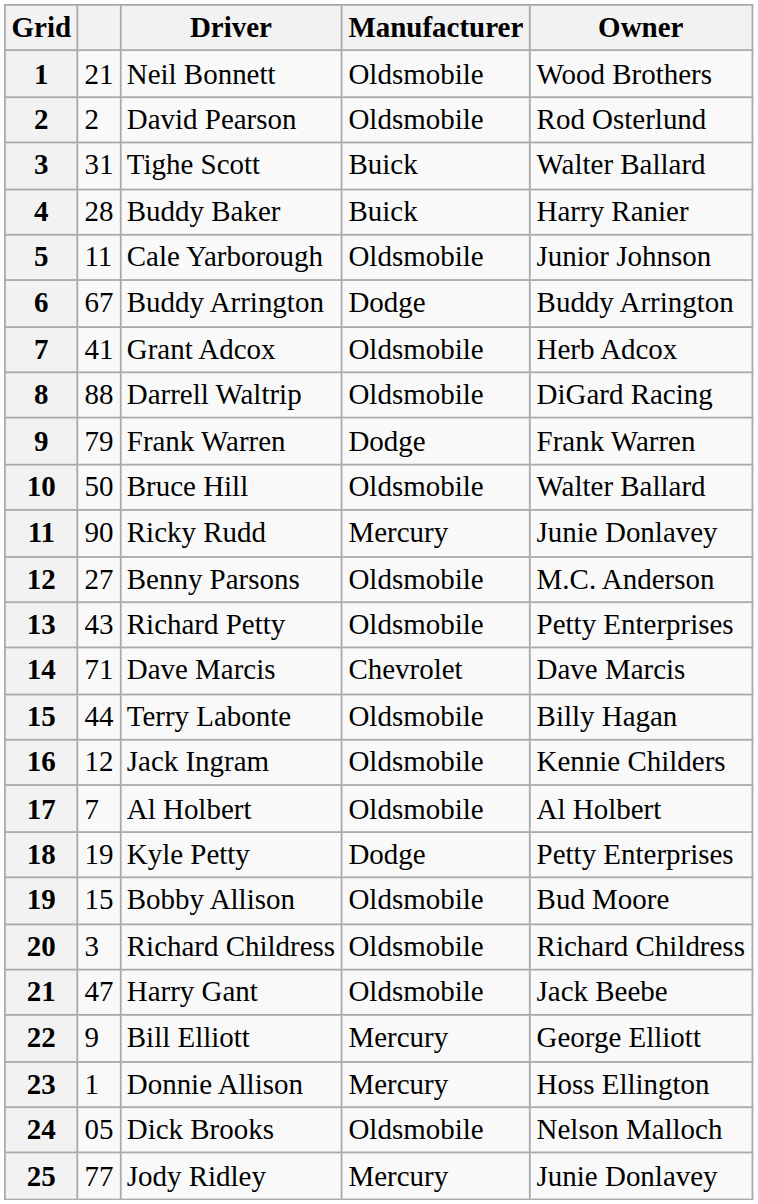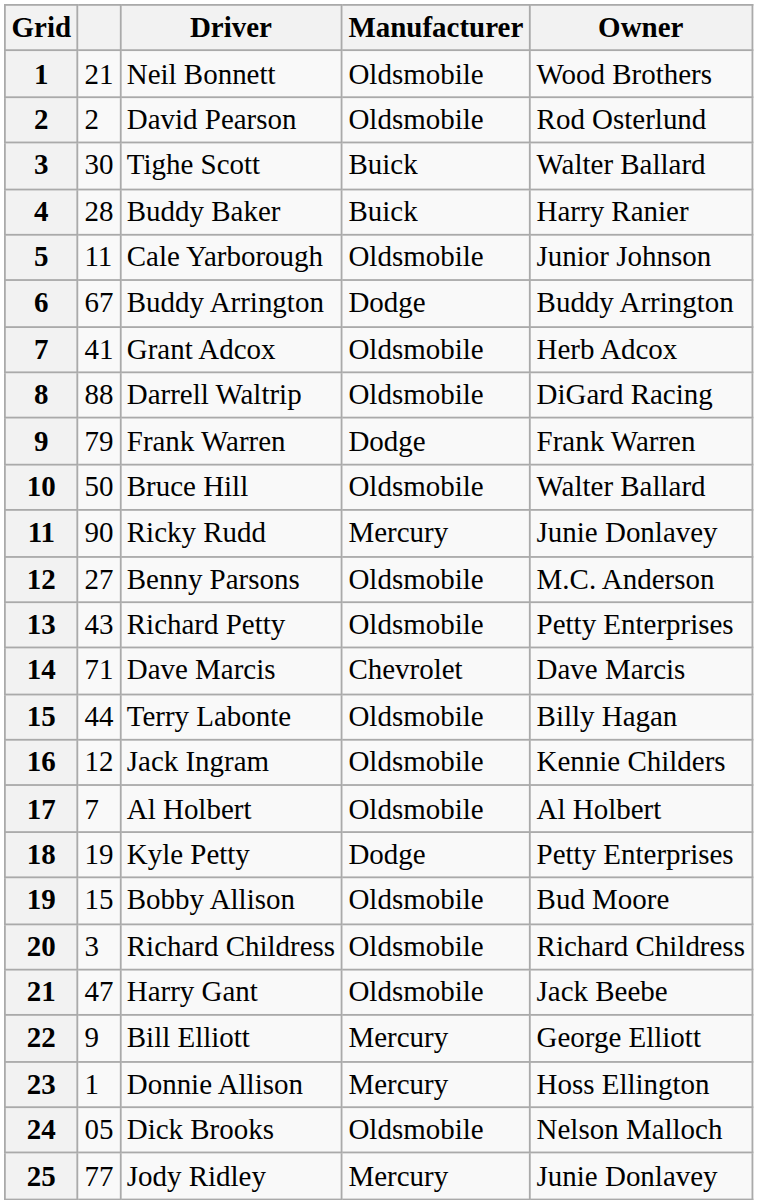(99, 165) 31 -> (99, 165) 30
